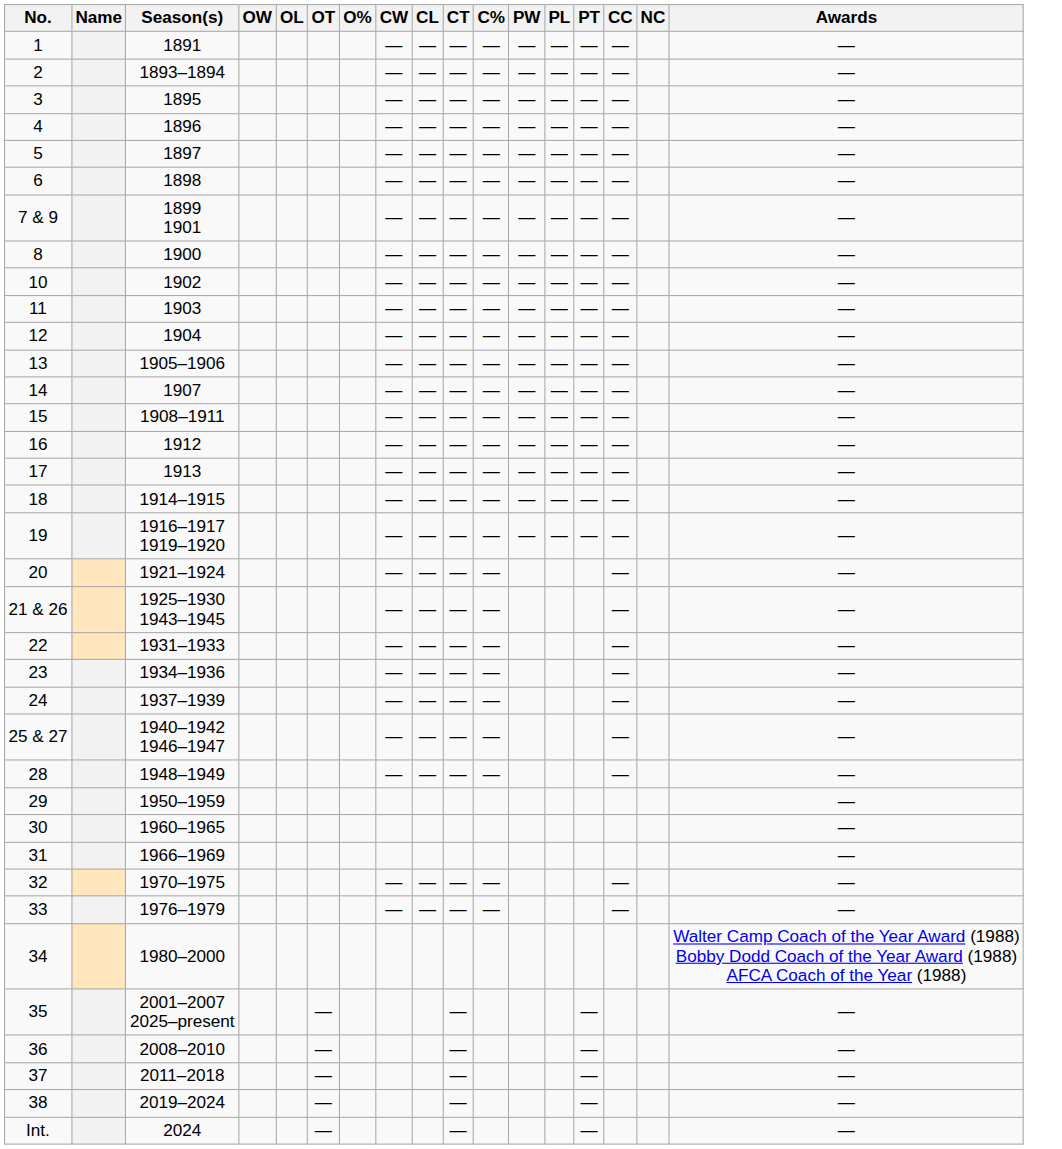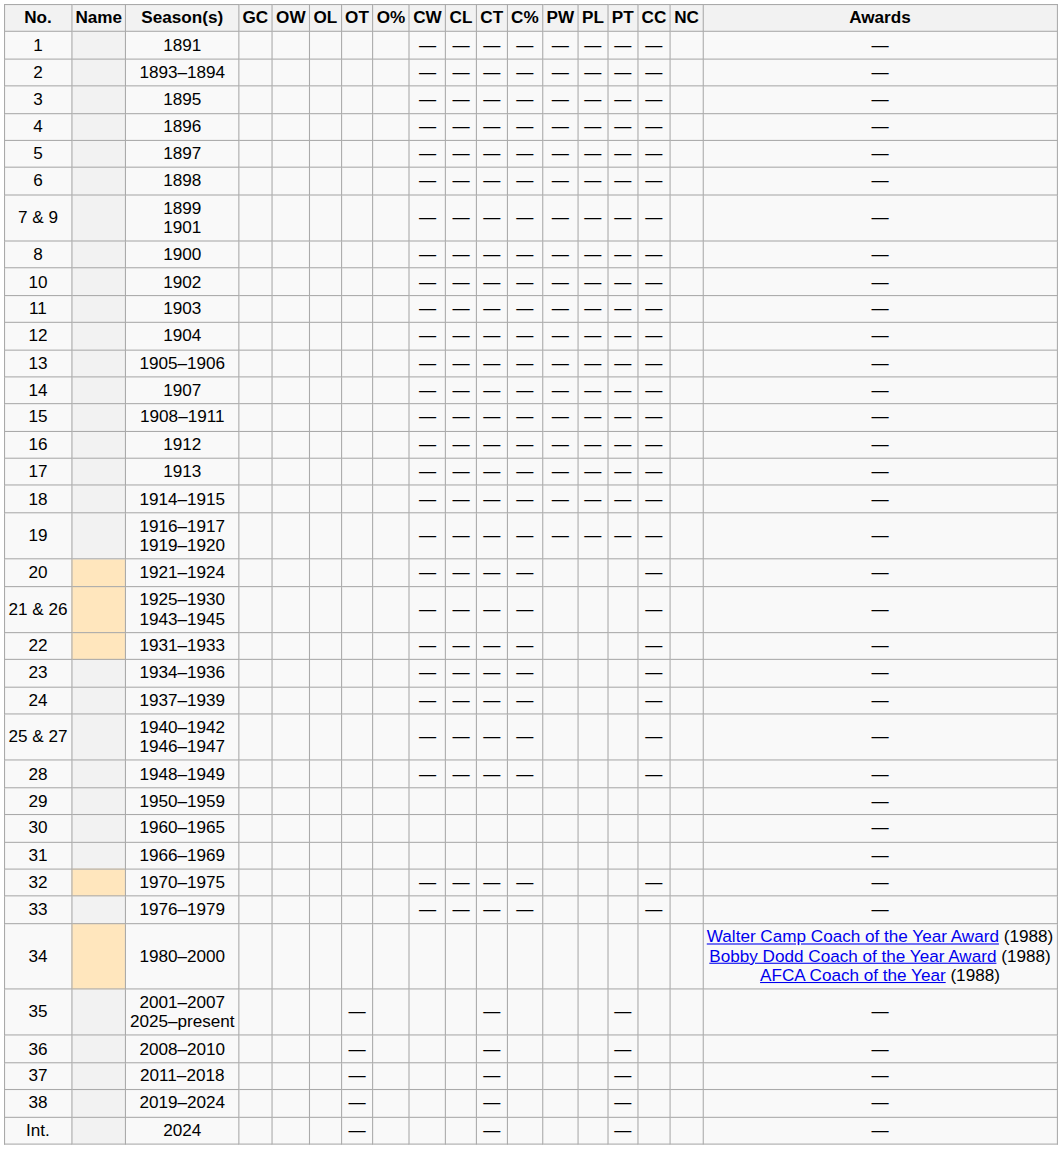+ column: (255, 18)
